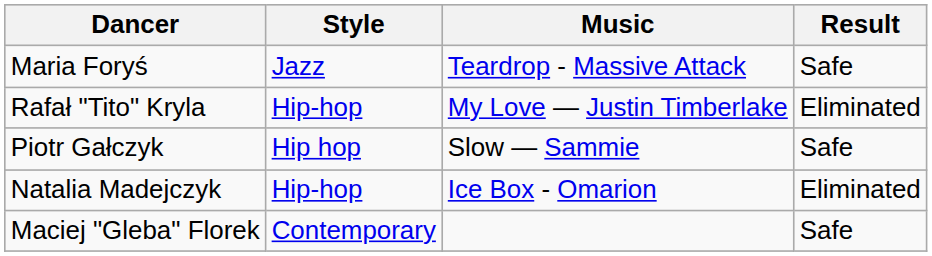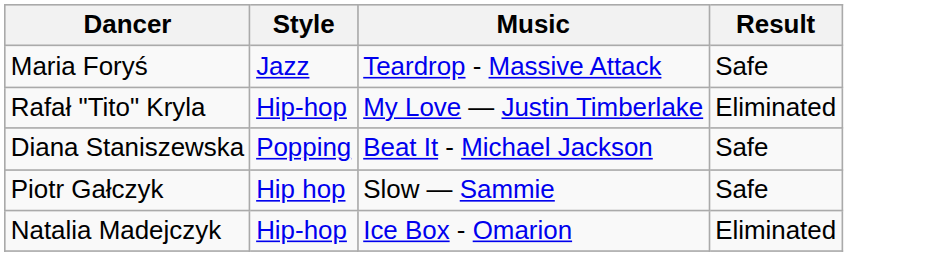+ row: (127, 148)
- row: (135, 230)
